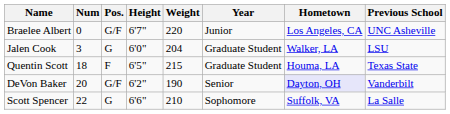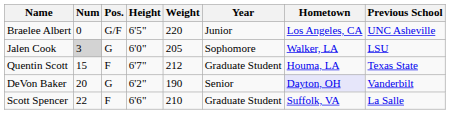(138, 30) 6'7" -> (138, 30) 6'5"
(79, 48) no background -> (79, 48) lightgrey background
(174, 48) 204 -> (174, 48) 205
(243, 48) Graduate Student -> (230, 48) Sophomore
(82, 65) 18 -> (82, 65) 15
(138, 65) 6'5" -> (138, 65) 6'7"
(174, 65) 215 -> (174, 65) 212
(113, 83) G/F -> (108, 83) G
(108, 100) G -> (108, 100) F
(230, 100) Sophomore -> (243, 100) Graduate Student
